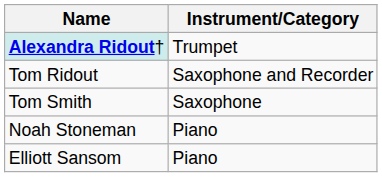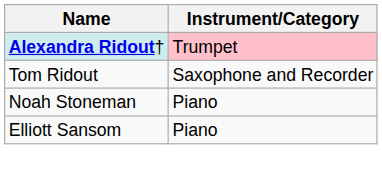(205, 47) no background -> (205, 47) pink background
- row: (50, 102)
